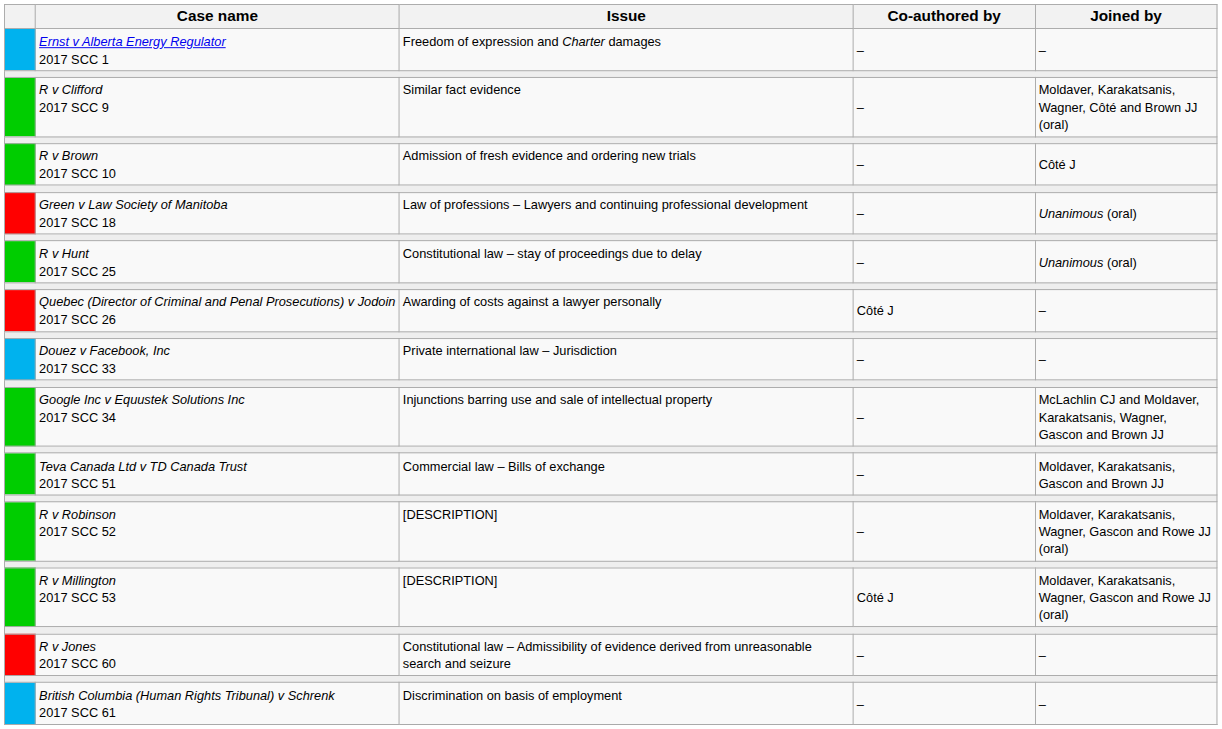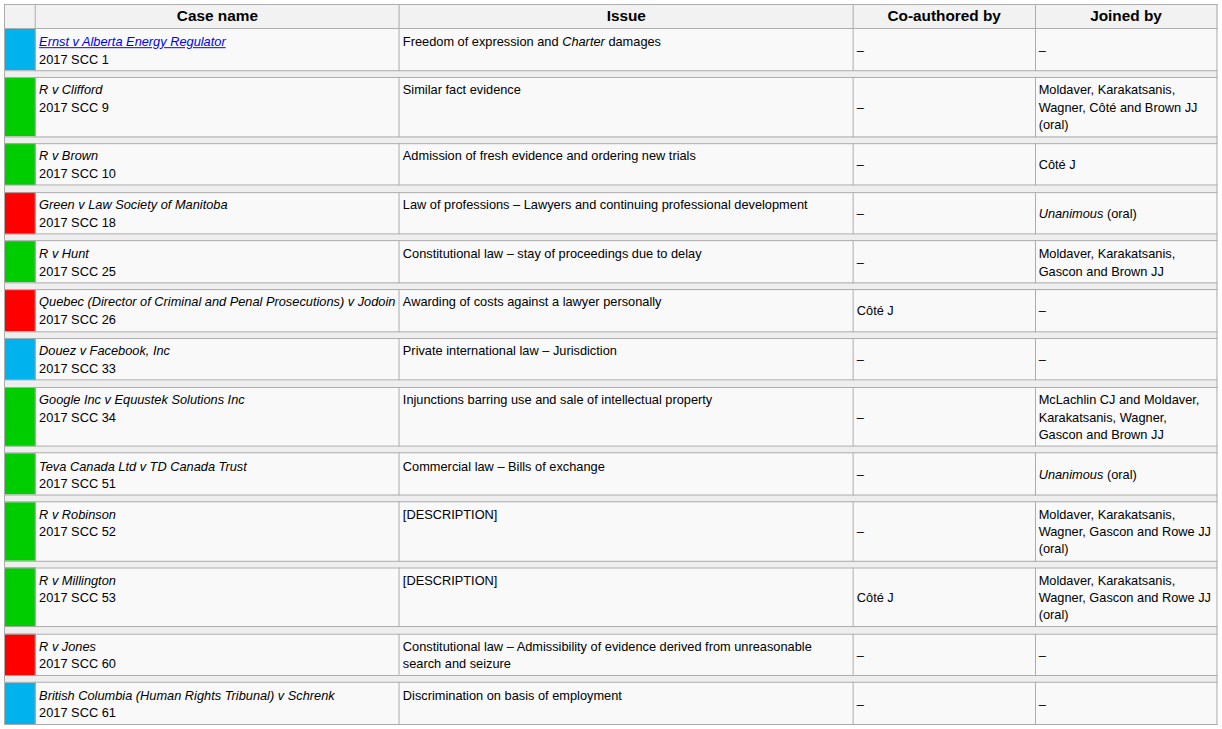(1088, 262) Unanimous (oral) -> (1107, 262) Moldaver, Karakatsanis, Gascon and Brown JJ
(1107, 474) Moldaver, Karakatsanis, Gascon and Brown JJ -> (1088, 474) Unanimous (oral)
